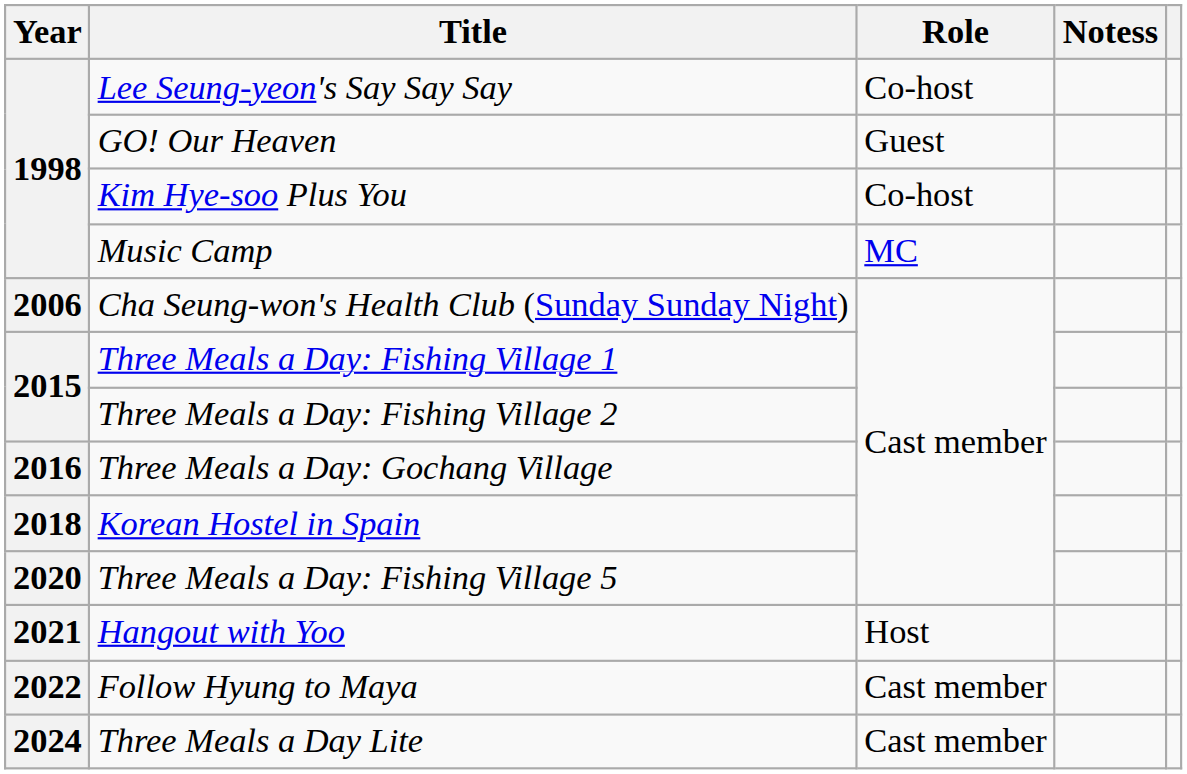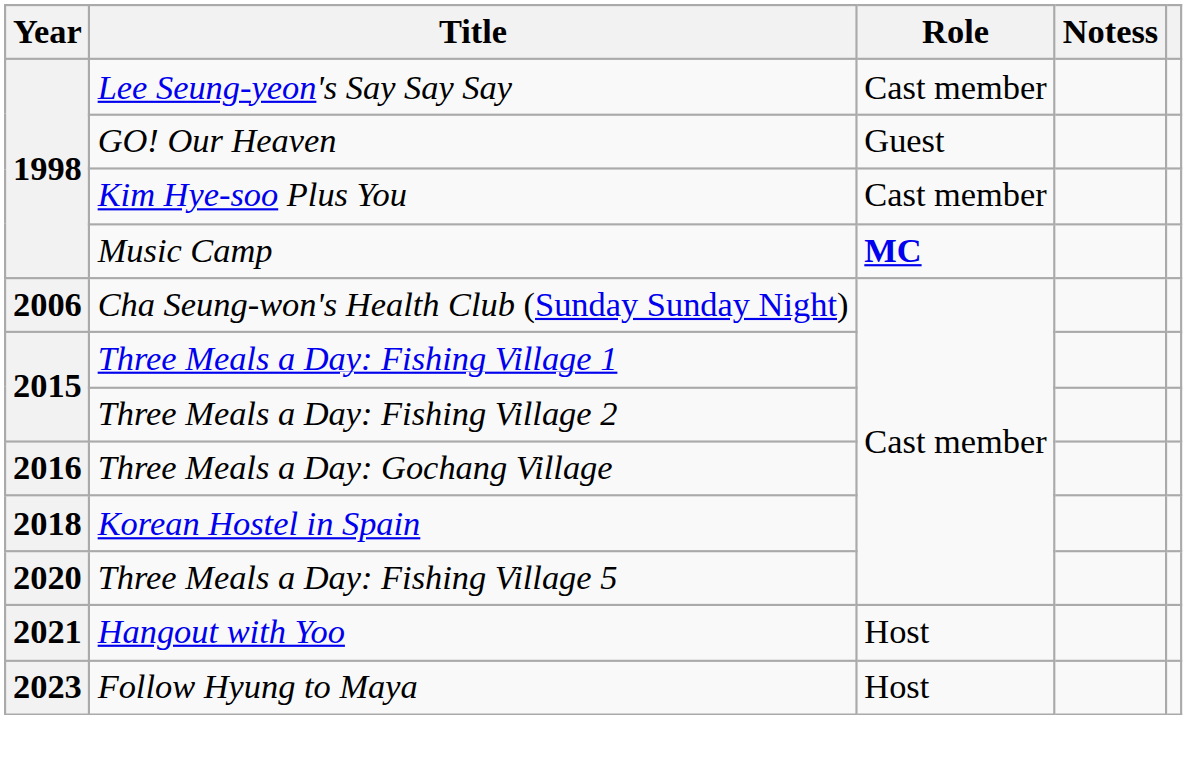(919, 86) Co-host -> (956, 86) Cast member
(919, 195) Co-host -> (956, 195) Cast member
(891, 250) normal -> (893, 250) bold
(47, 686) 2022 -> (47, 686) 2023
(956, 686) Cast member -> (897, 686) Host
- row: (260, 741)
